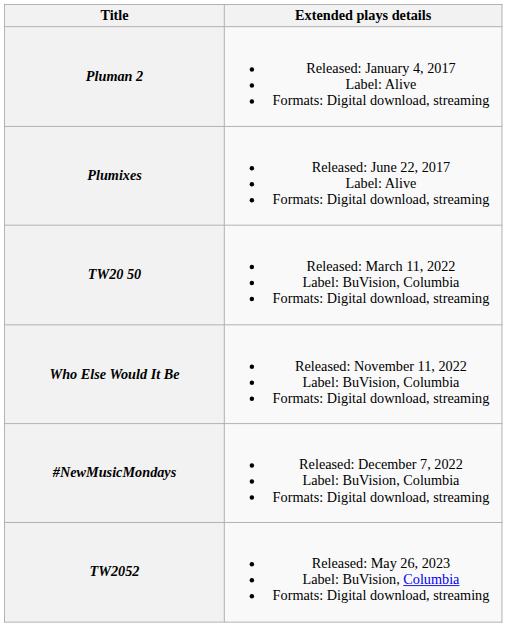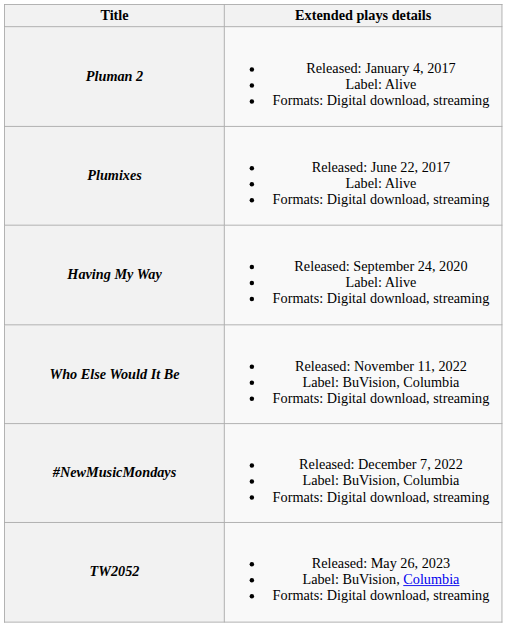+ row: (115, 274)
- row: (115, 274)
